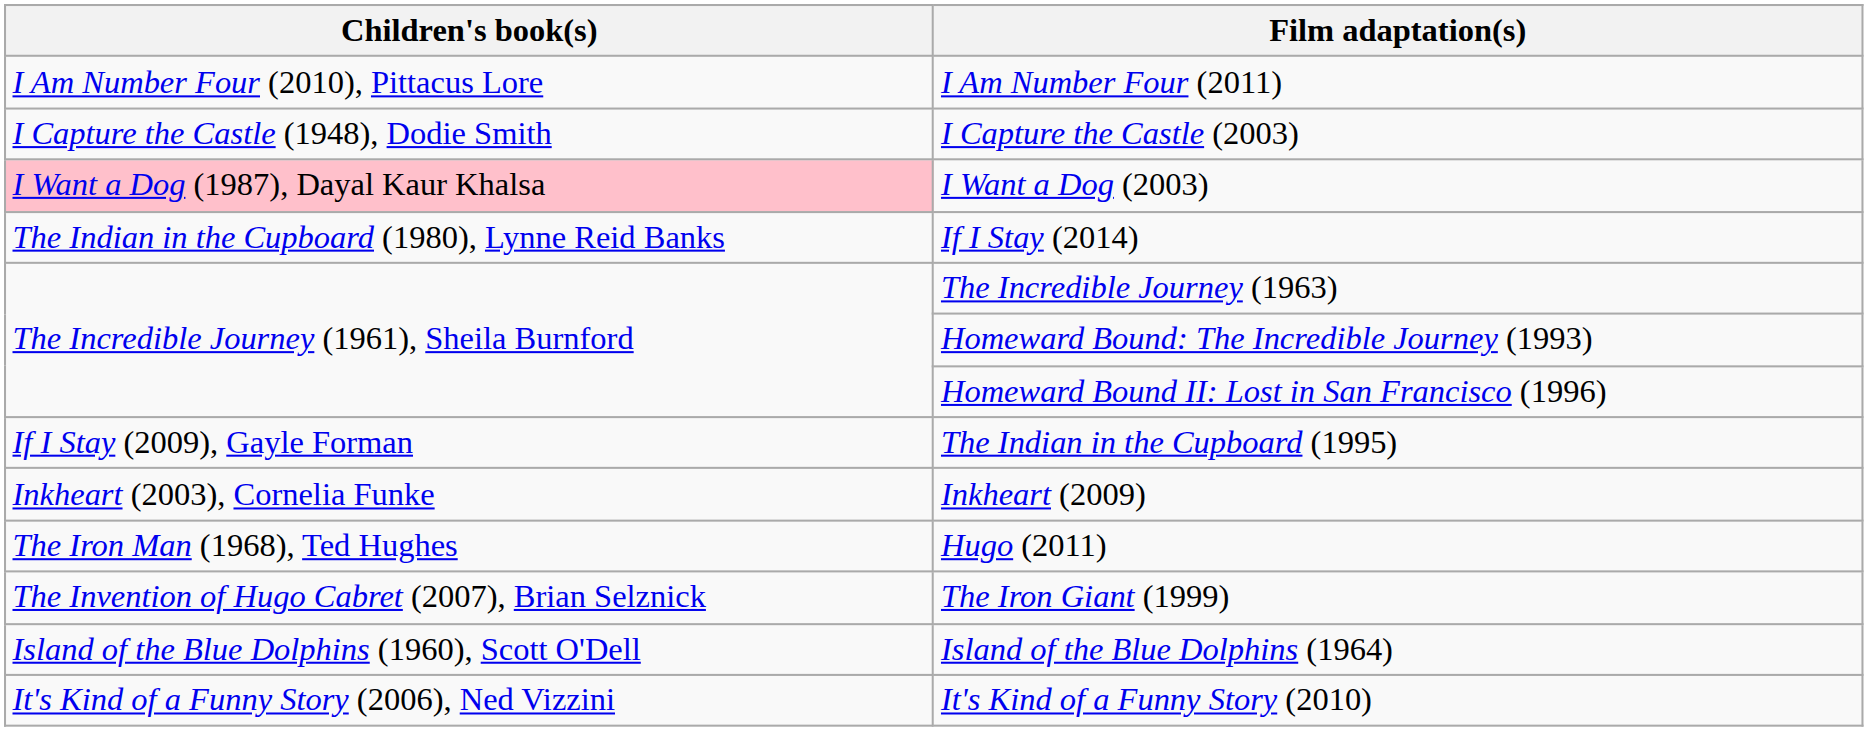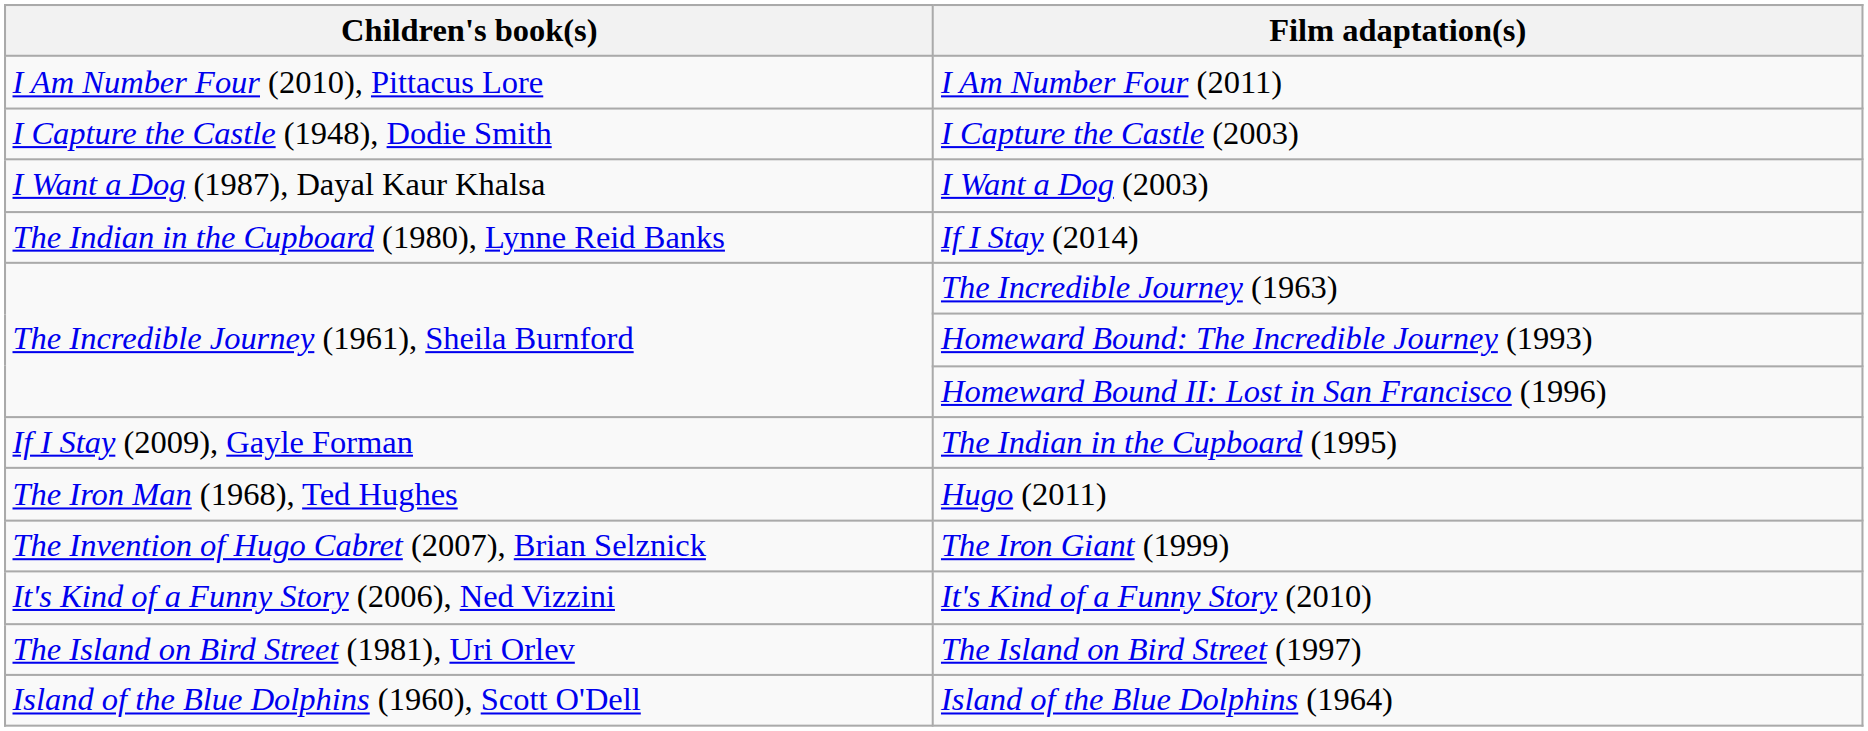(279, 184) pink background -> (279, 184) no background
- row: (1043, 493)
rows swapped: (1167, 648) <-> (1156, 699)
+ row: (1151, 648)
